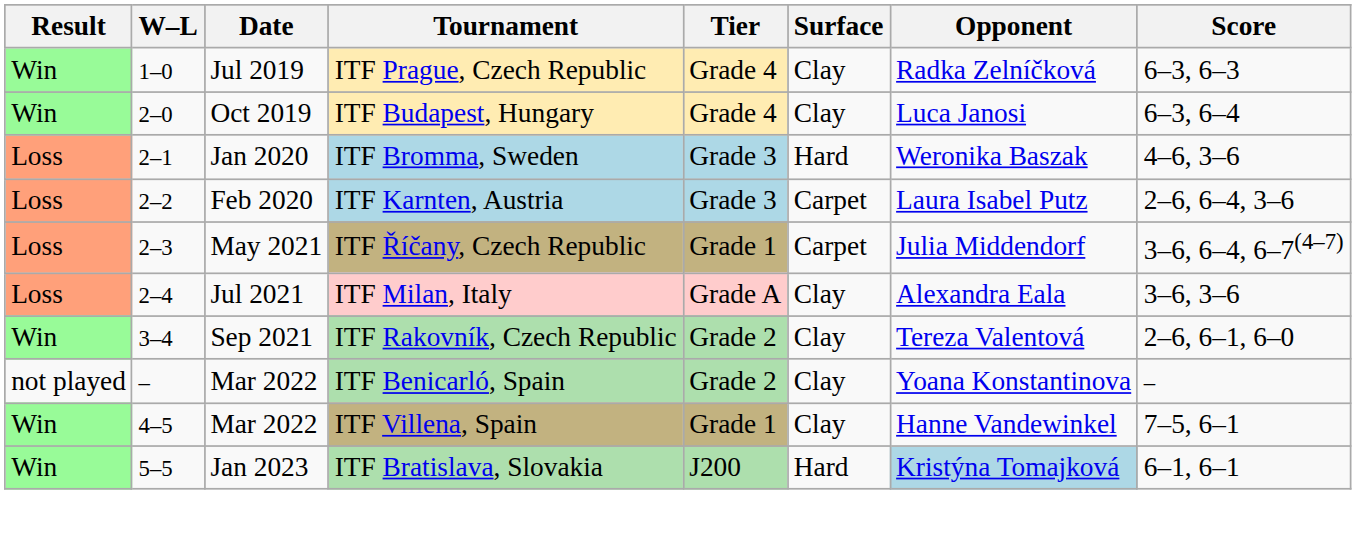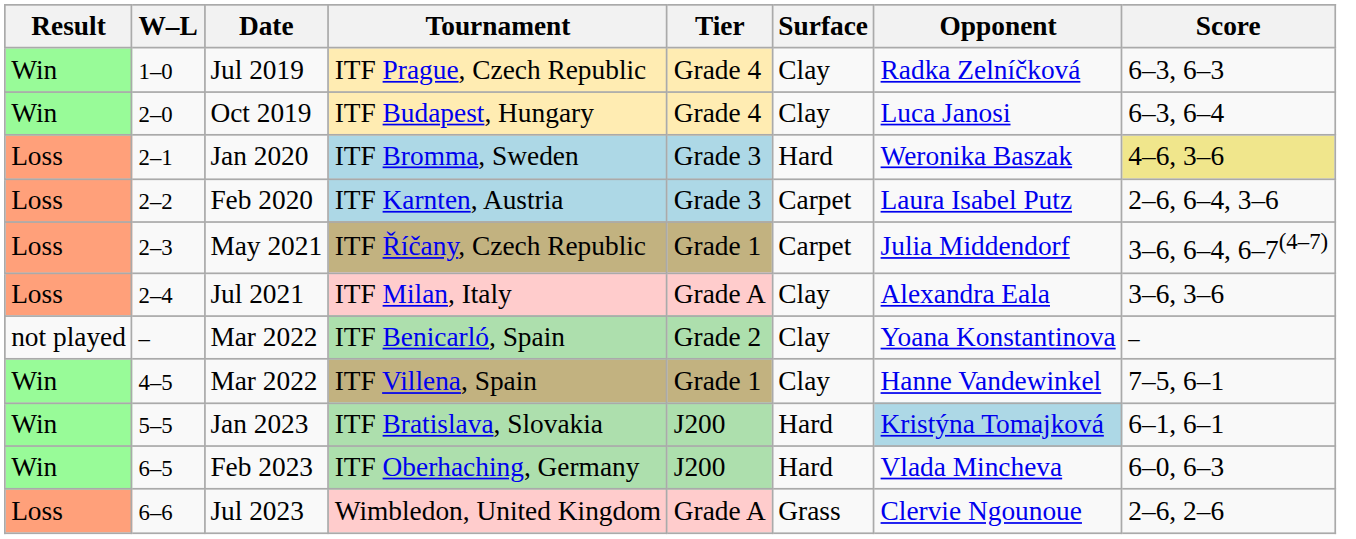(1192, 156) no background -> (1176, 156) khaki background
- row: (506, 337)
+ row: (487, 467)
+ row: (498, 510)
